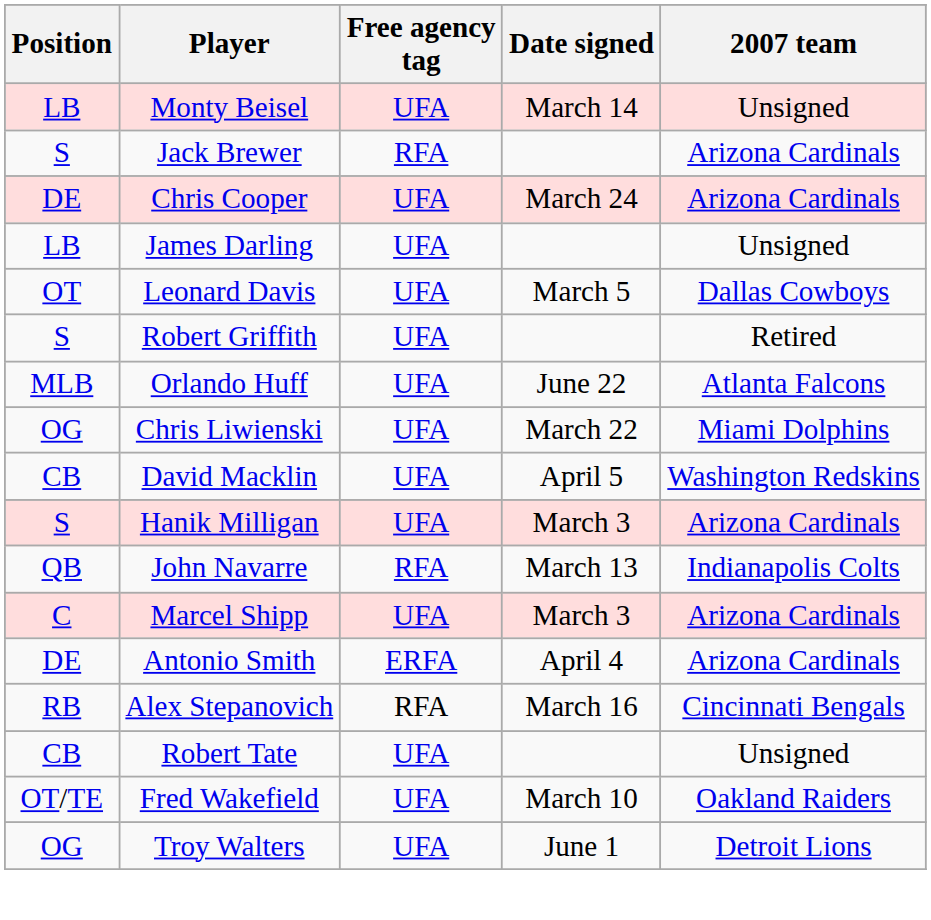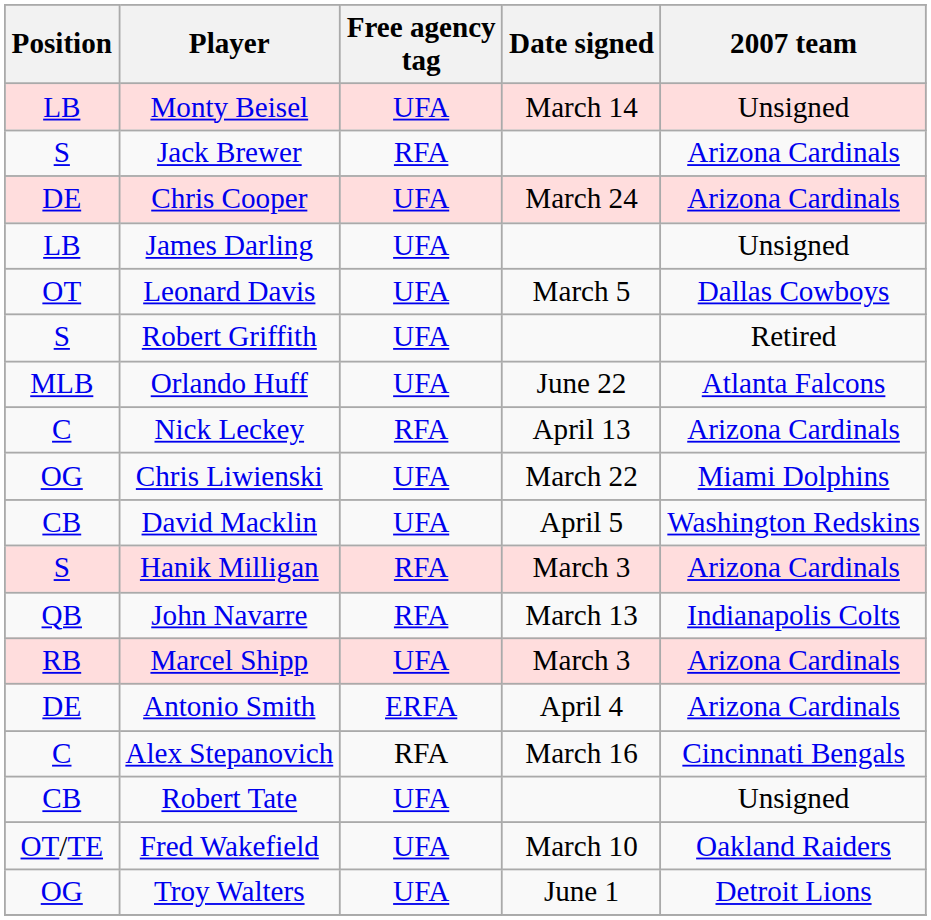+ row: (229, 429)
(421, 522) UFA -> (421, 568) RFA
(62, 614) C -> (62, 660) RB
(62, 706) RB -> (62, 753) C
